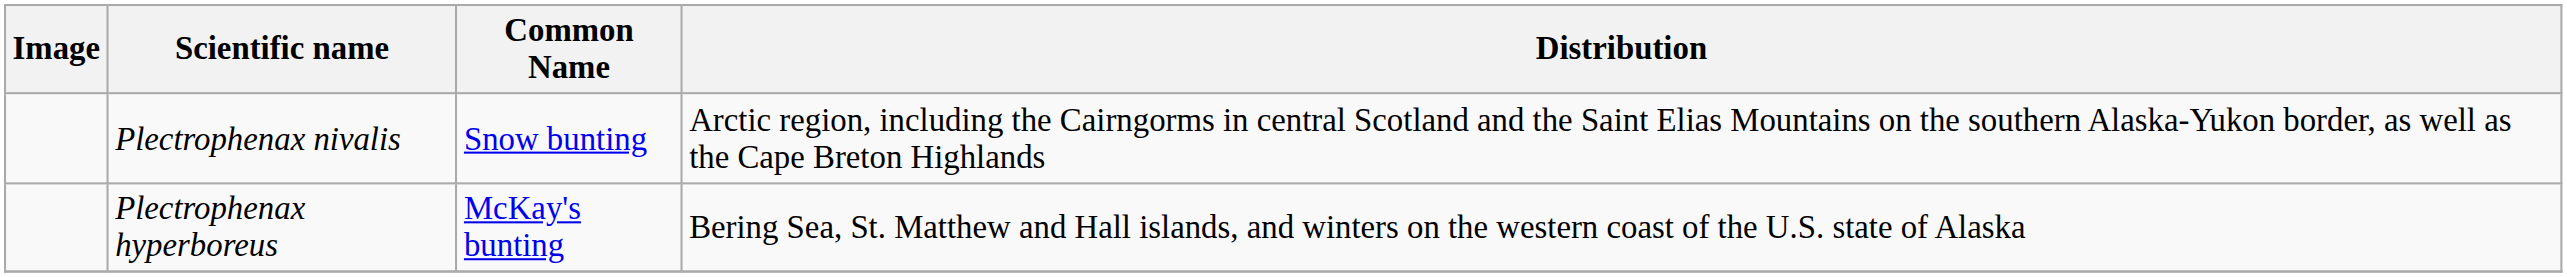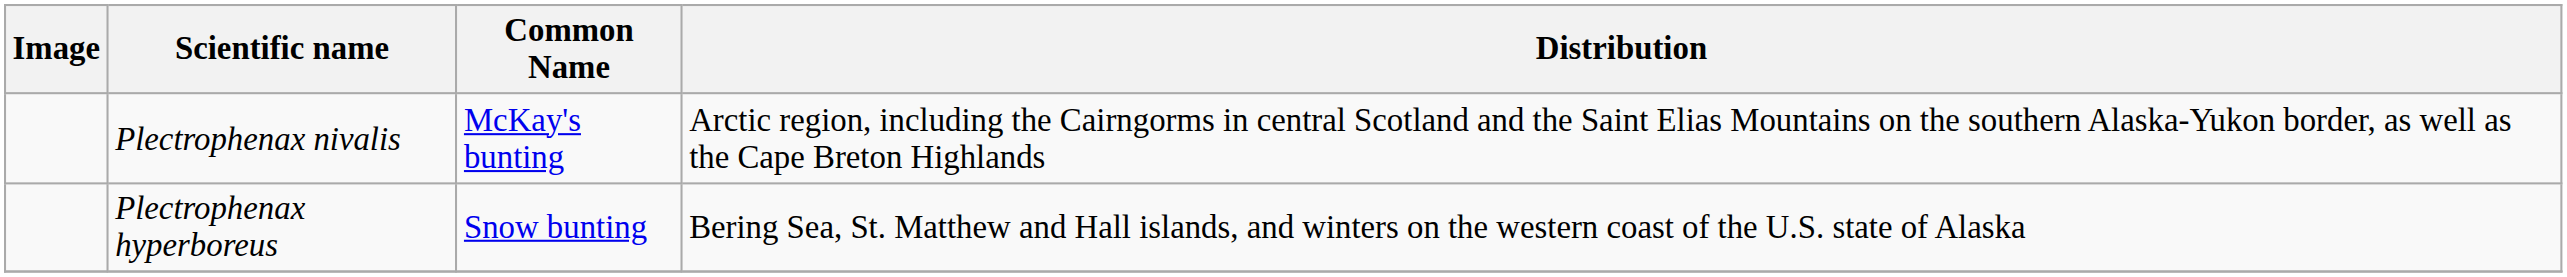(556, 137) Snow bunting -> (522, 137) McKay's bunting
(522, 226) McKay's bunting -> (556, 226) Snow bunting
